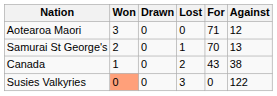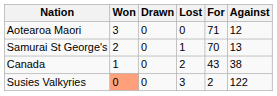(210, 82) 0 -> (210, 82) 2
